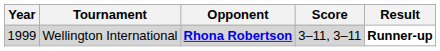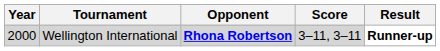(22, 36) 1999 -> (22, 36) 2000
